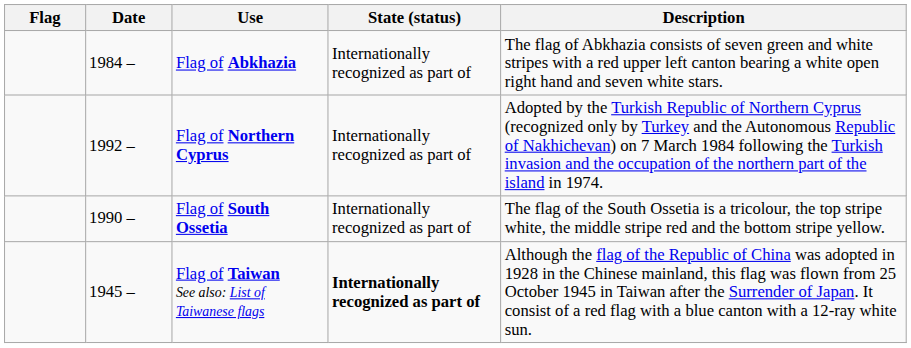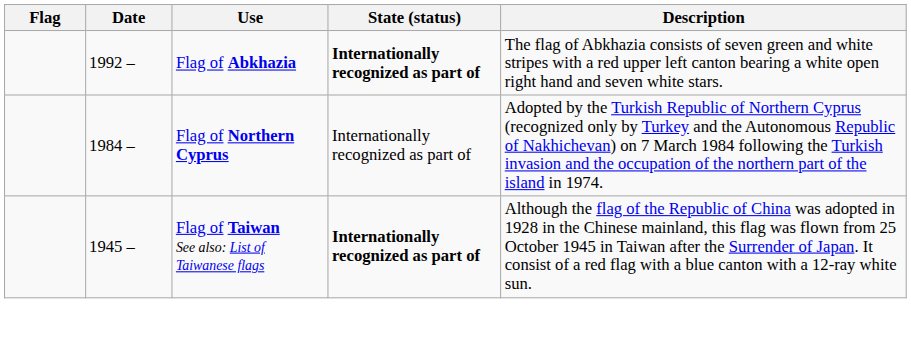(112, 62) 1984 – -> (112, 62) 1992 –
(402, 62) normal -> (406, 62) bold
(112, 145) 1992 – -> (112, 145) 1984 –
- row: (223, 218)
